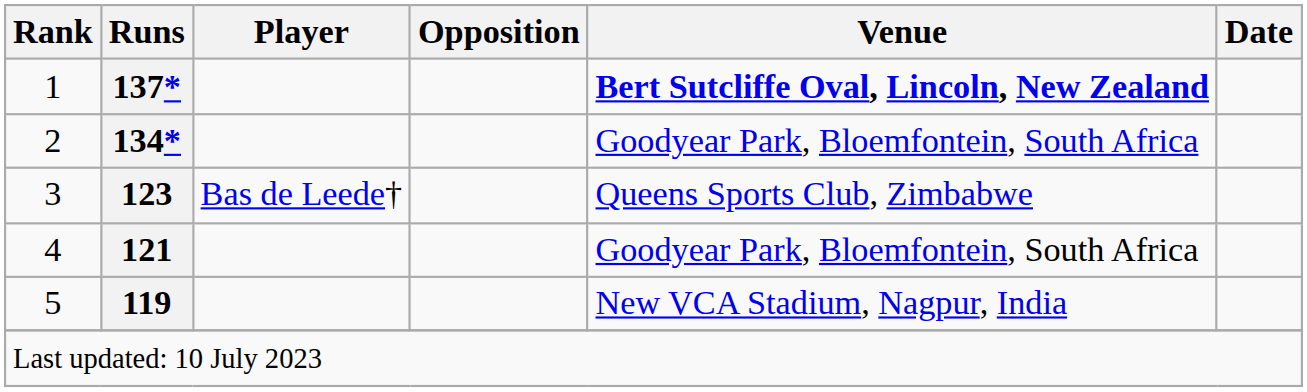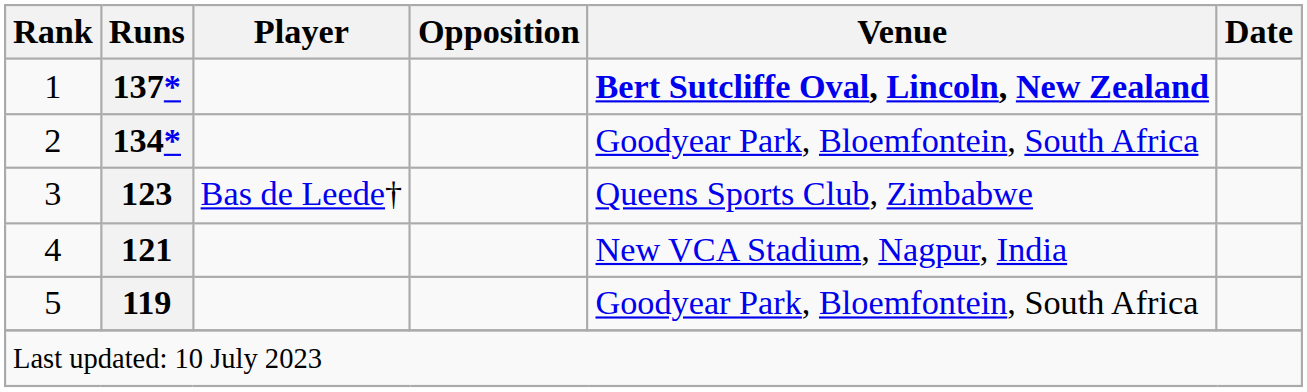(897, 248) Goodyear Park, Bloemfontein, South Africa -> (831, 248) New VCA Stadium, Nagpur, India
(831, 303) New VCA Stadium, Nagpur, India -> (897, 303) Goodyear Park, Bloemfontein, South Africa
